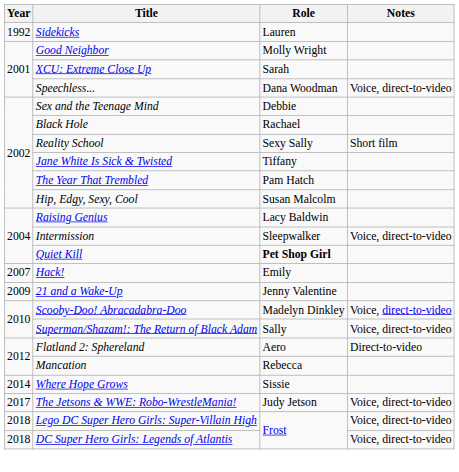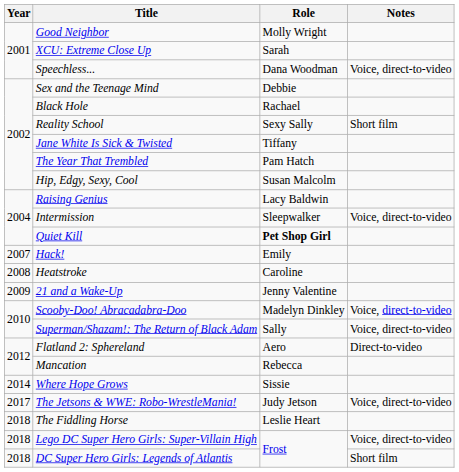- row: (58, 32)
+ row: (61, 273)
+ row: (82, 421)
(401, 439) Voice, direct-to-video -> (374, 458) Short film
